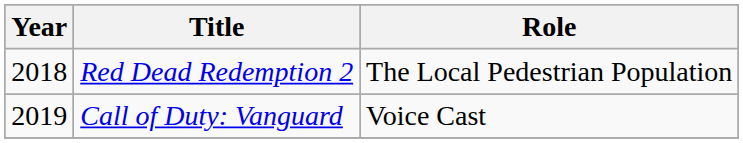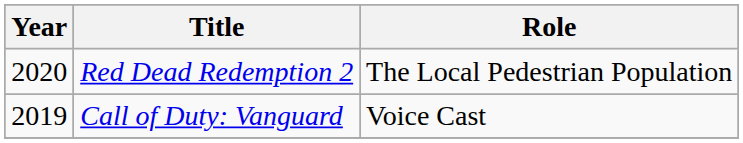(39, 71) 2018 -> (39, 71) 2020
